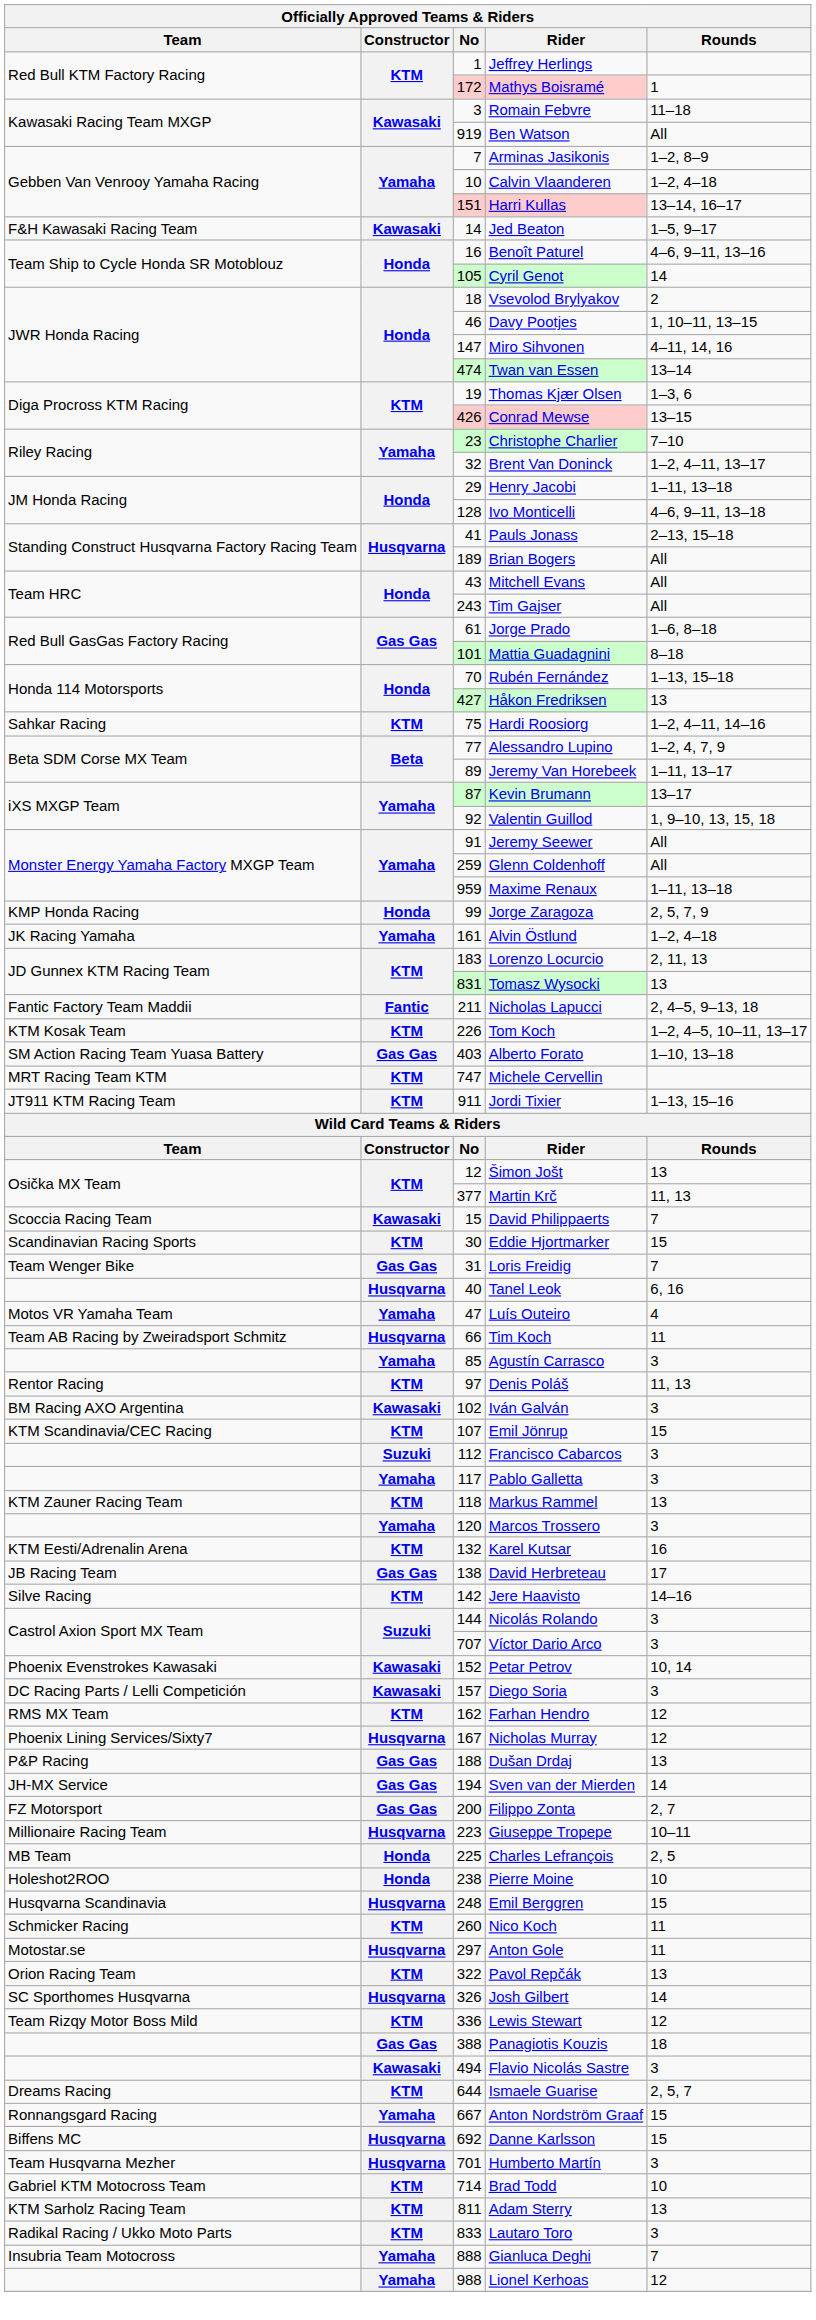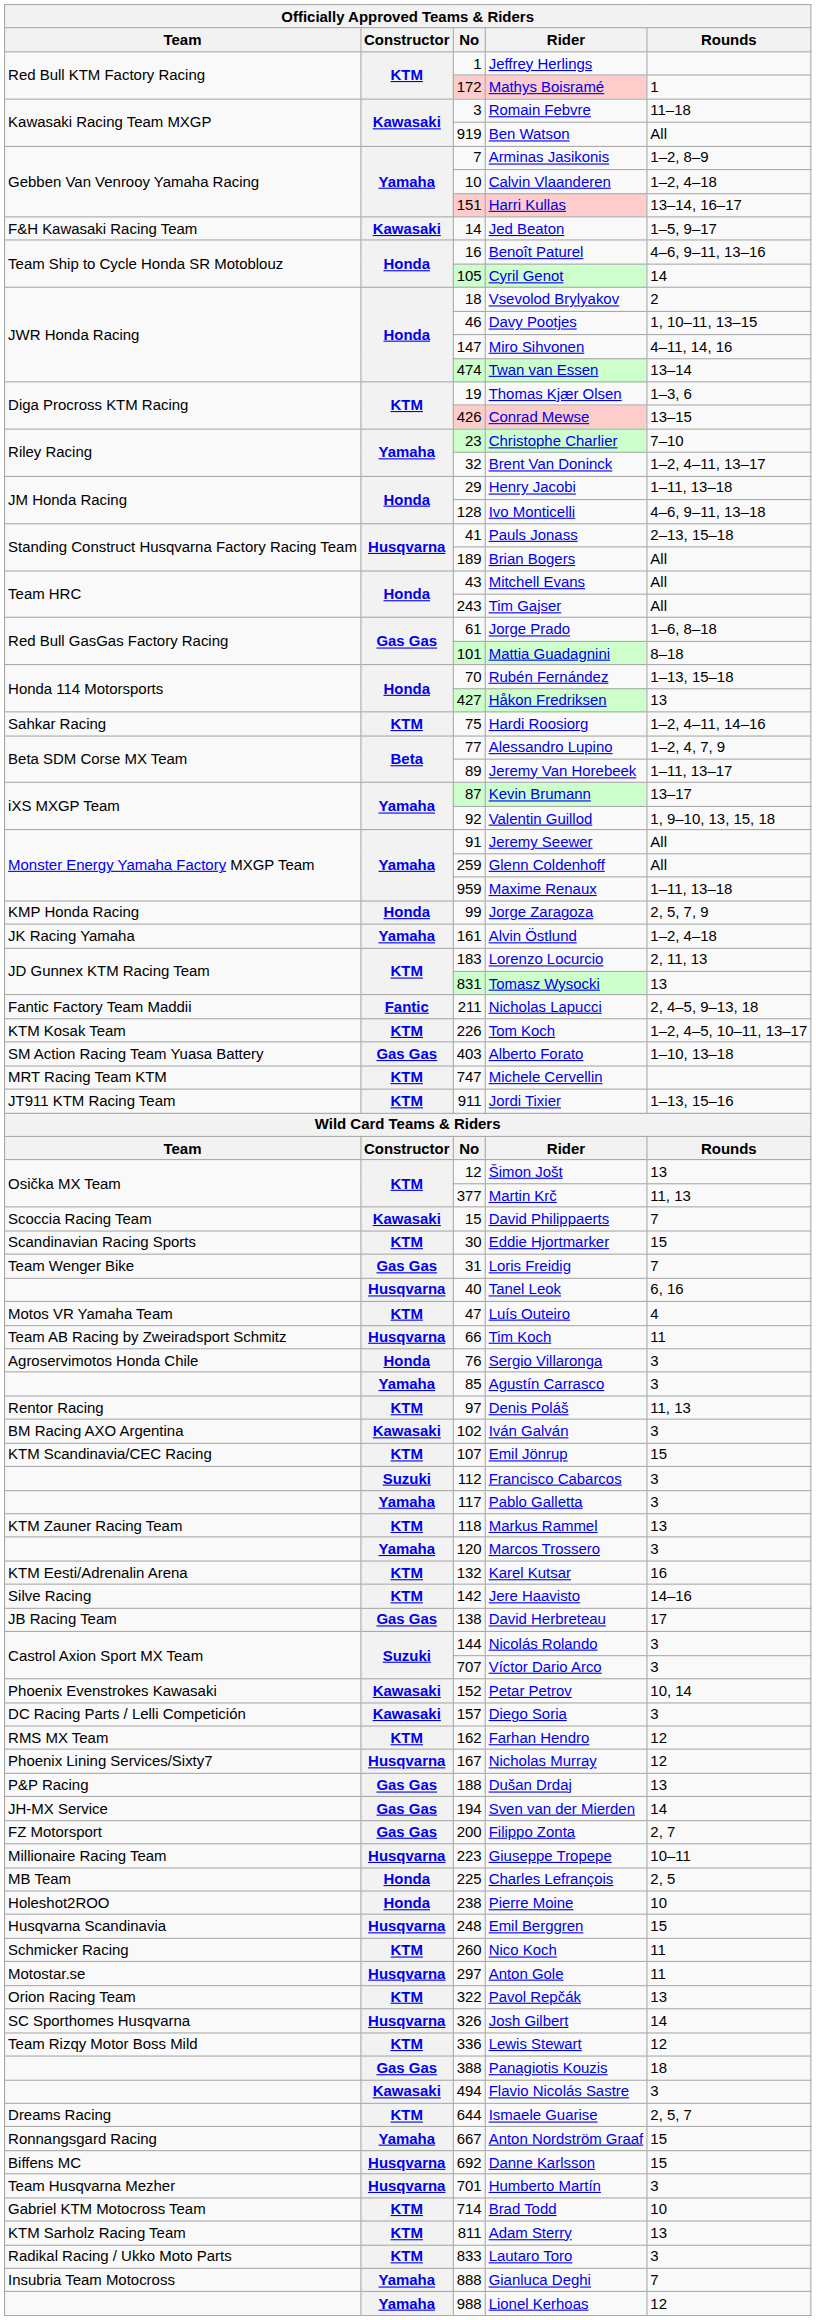(407, 1313) Yamaha -> (407, 1313) KTM
+ row: (545, 1360)
rows swapped: (547, 1572) <-> (534, 1596)
